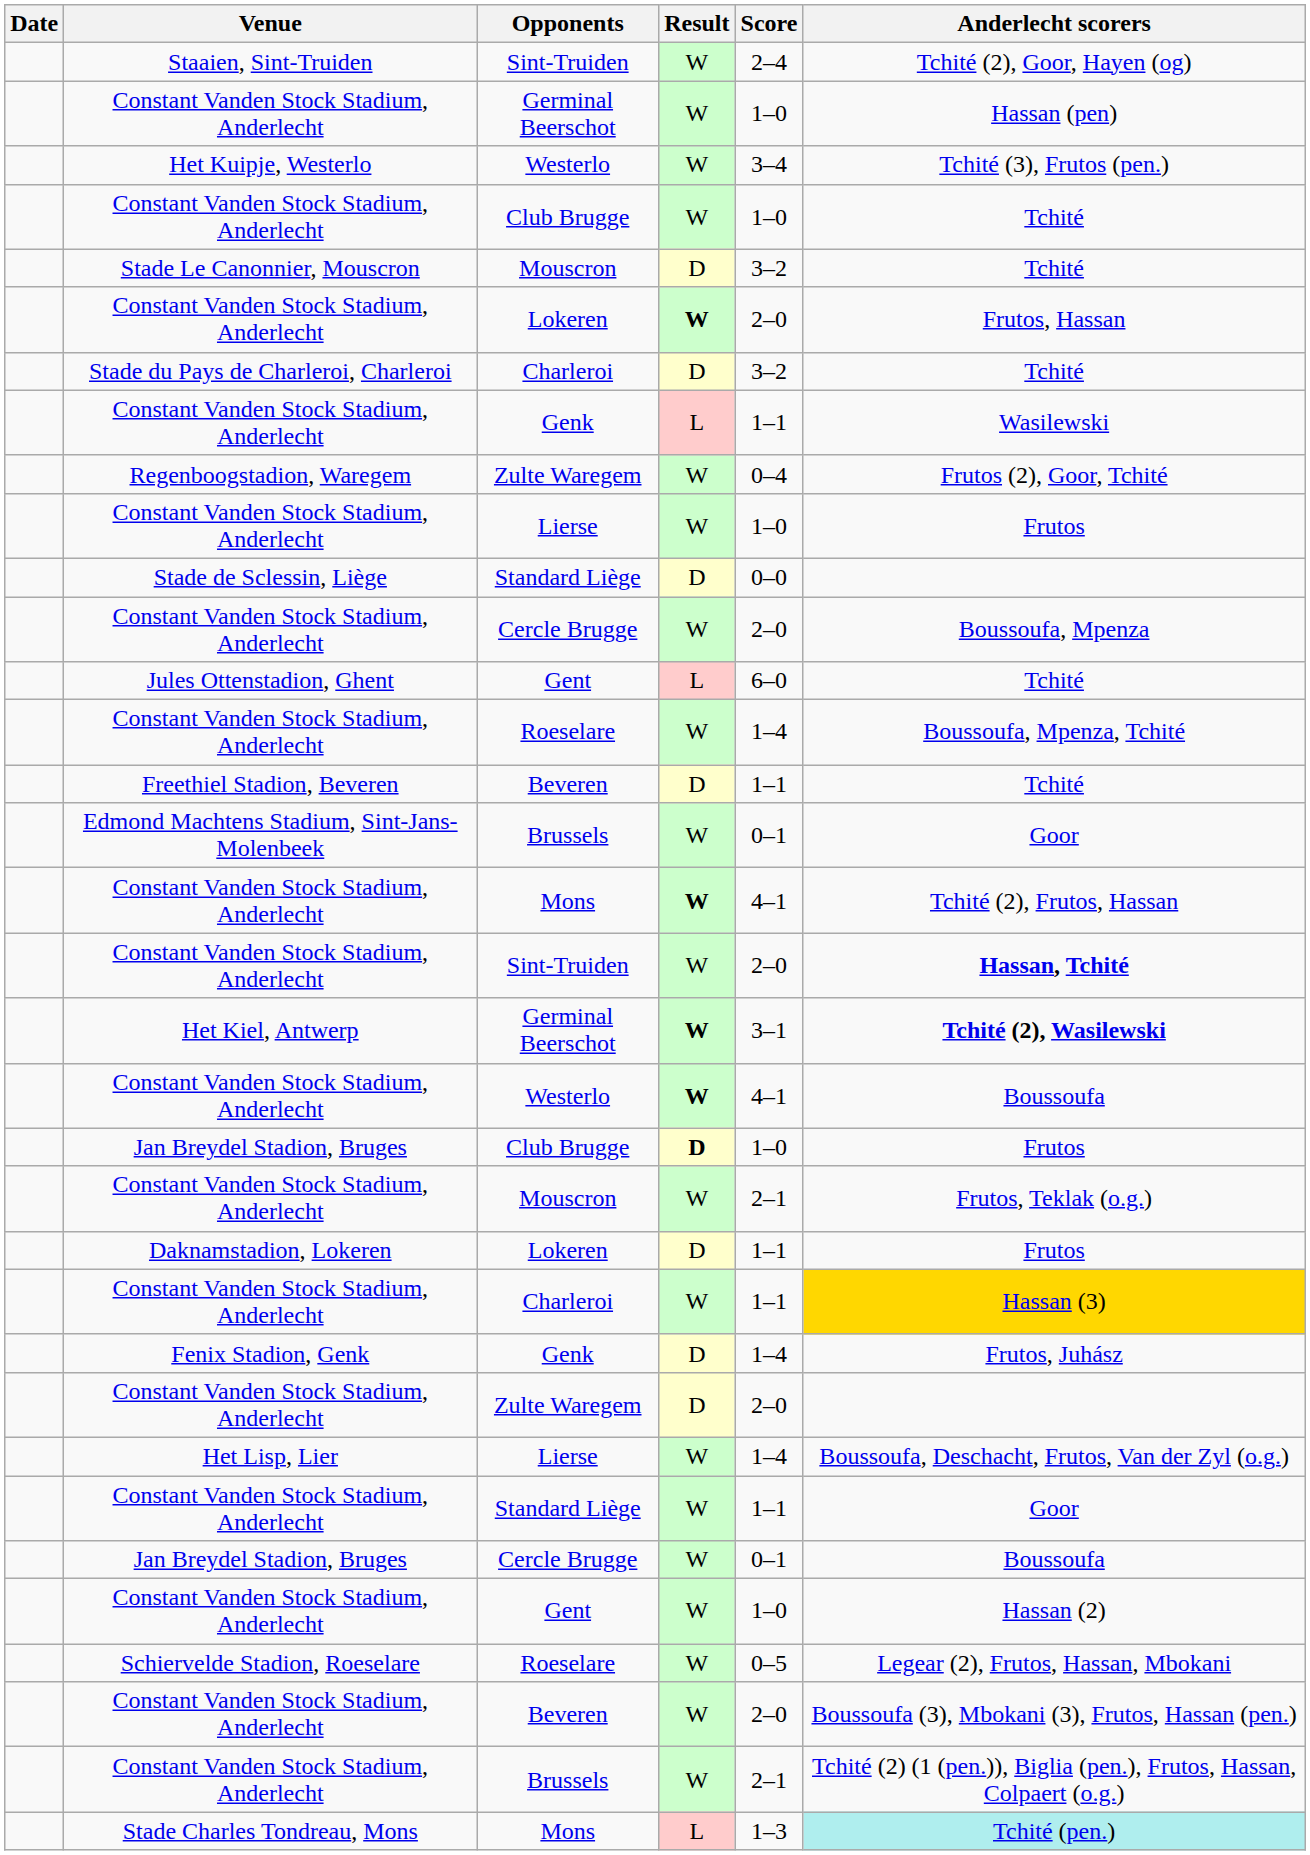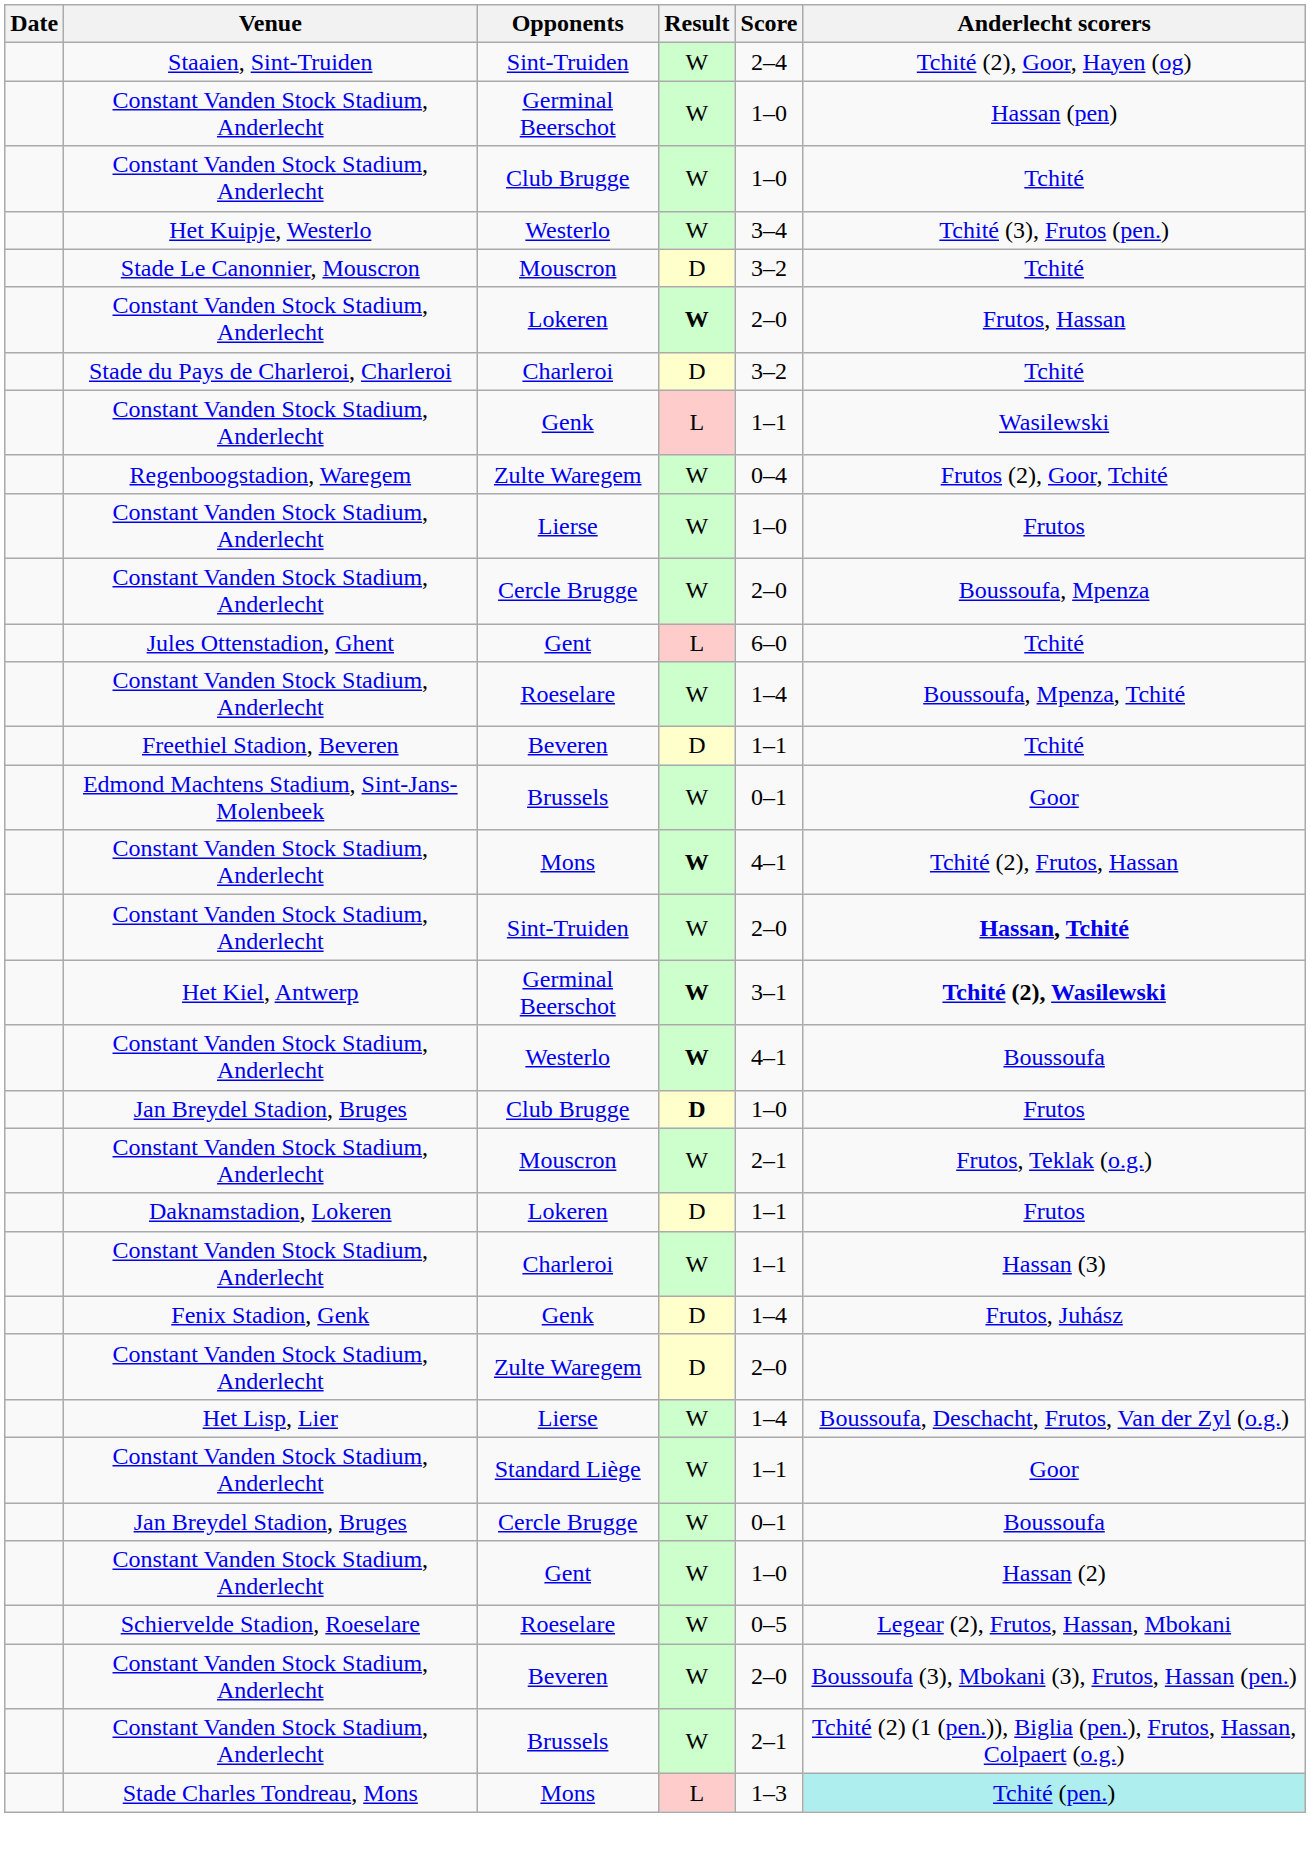rows swapped: (270, 164) <-> (270, 216)
- row: (270, 577)
(1054, 1301) gold background -> (1054, 1263) no background
